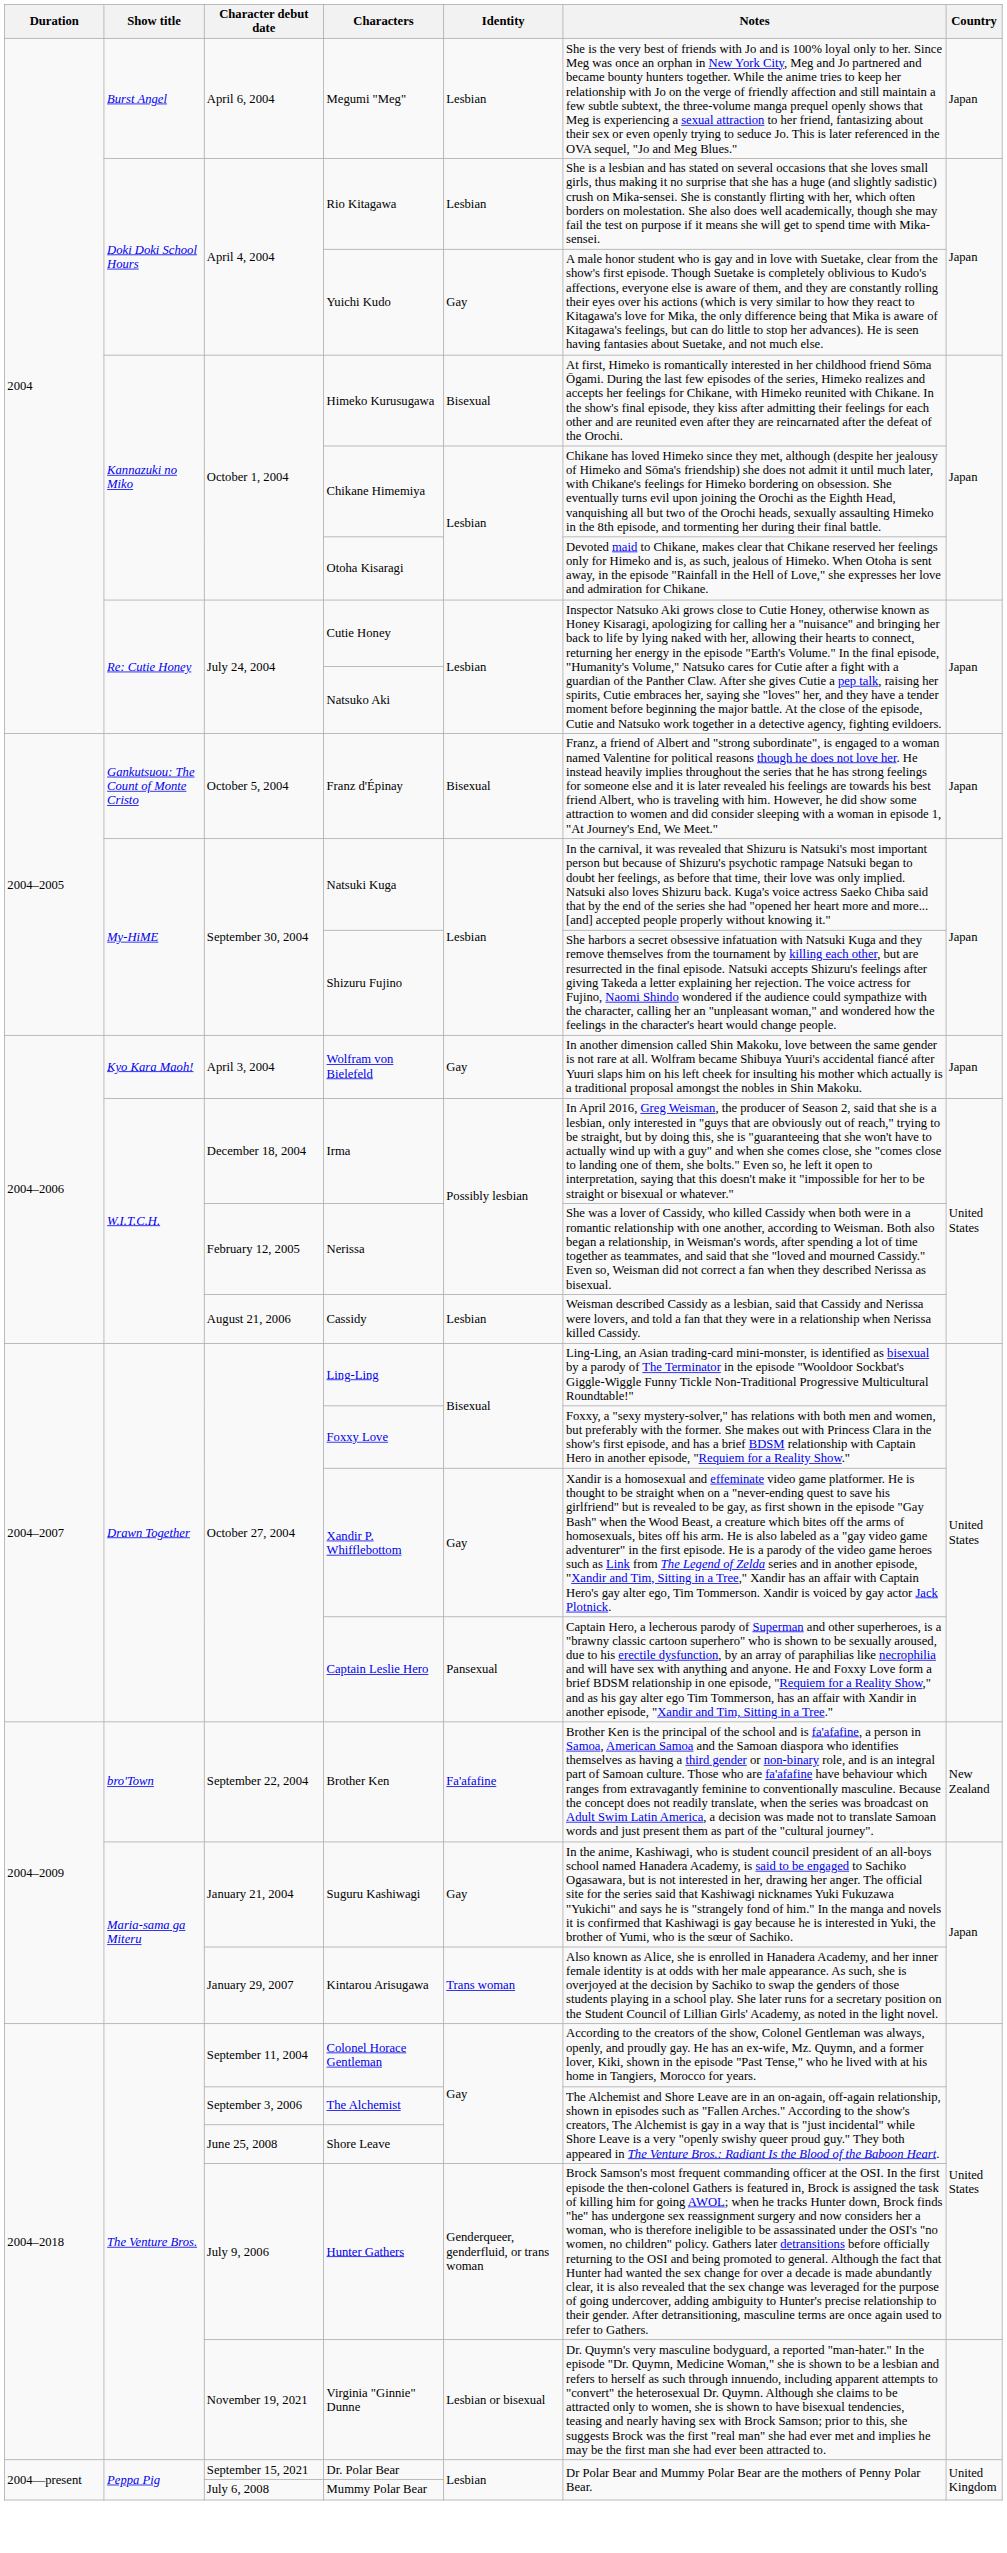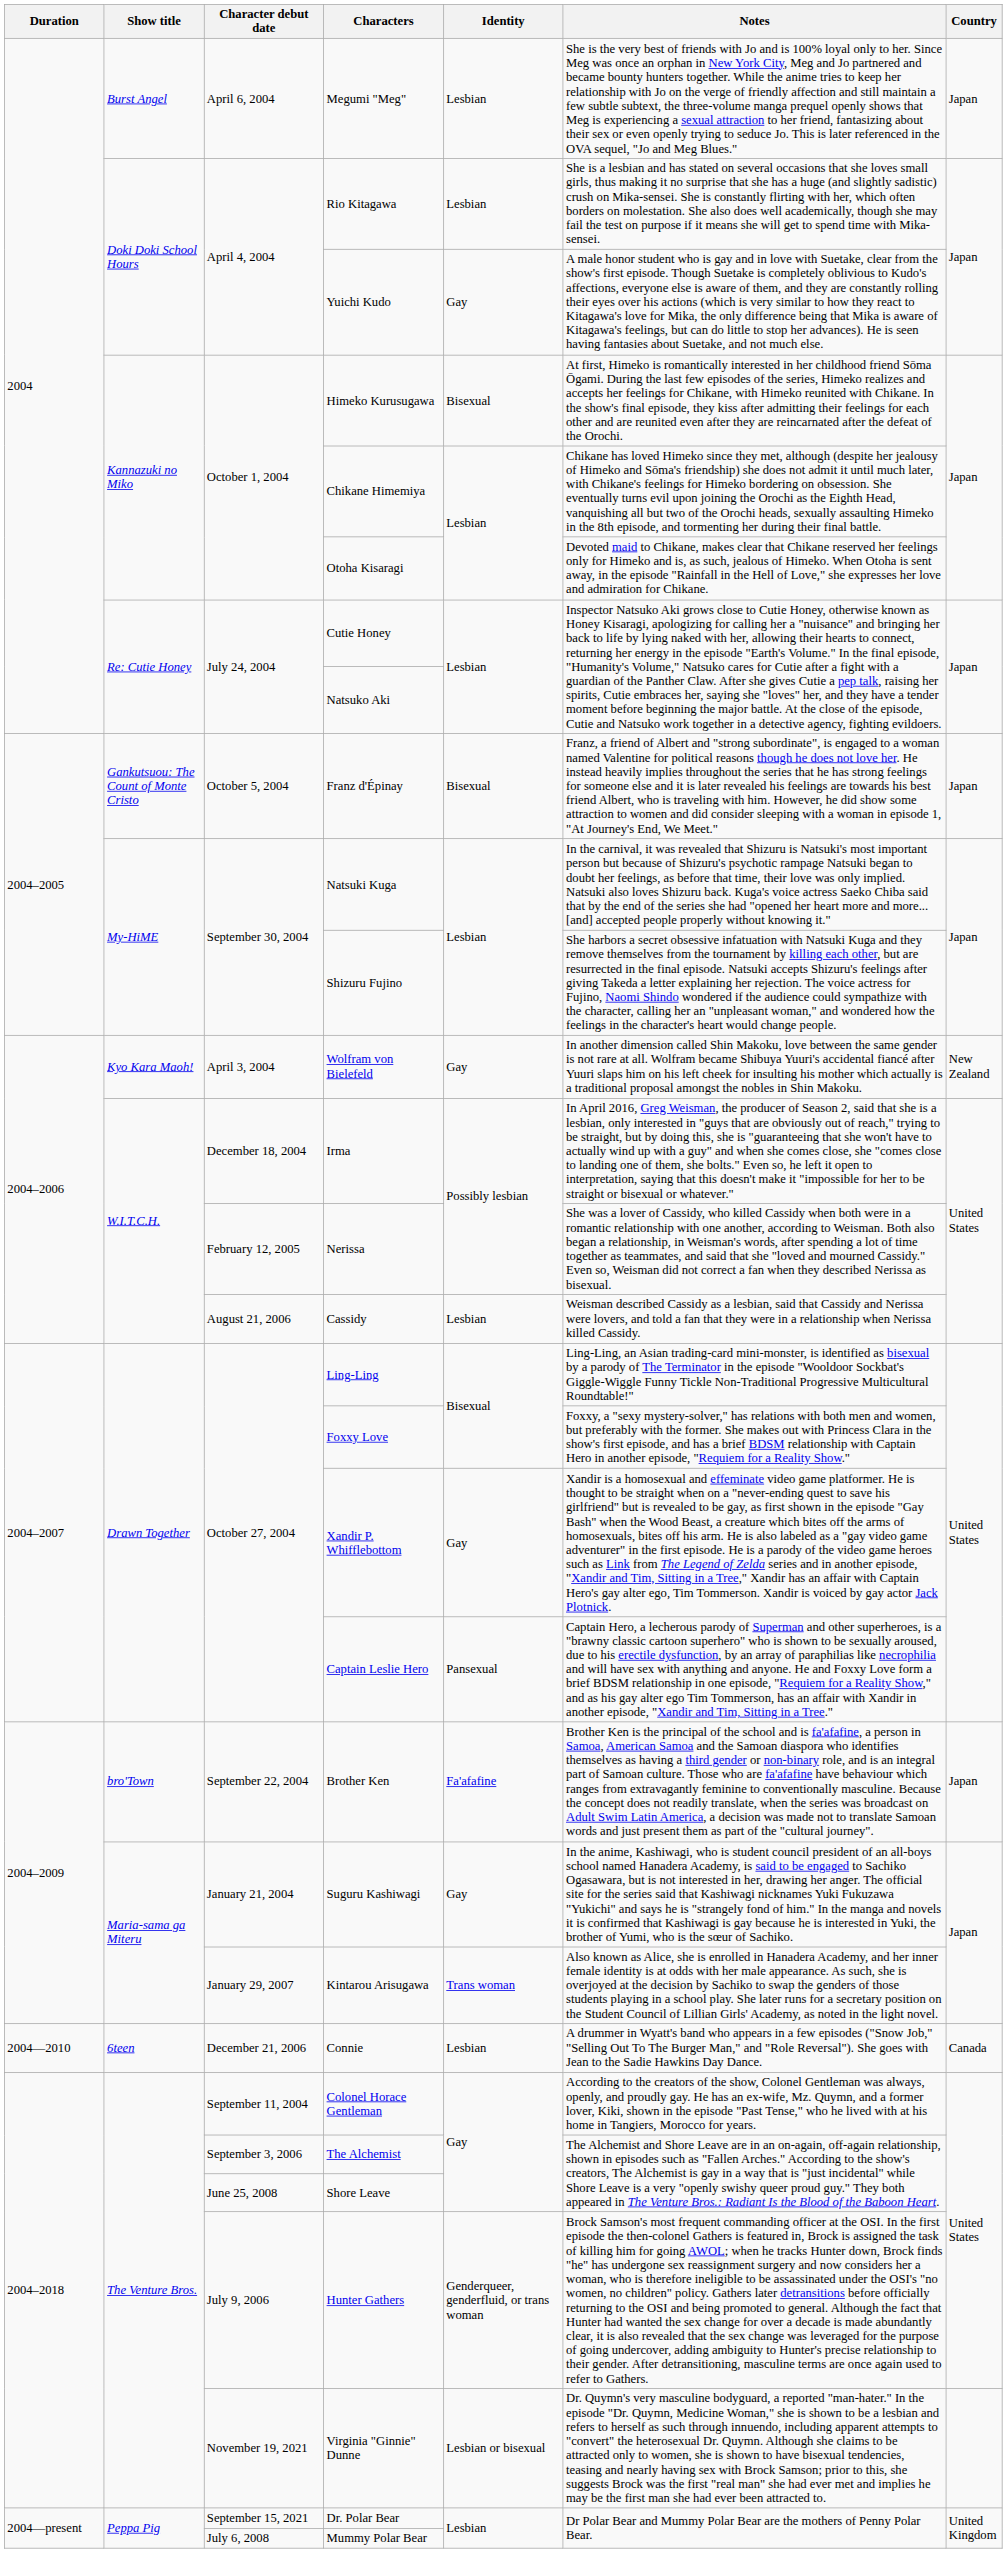(963, 1066) Japan -> (969, 1066) New Zealand
(969, 1781) New Zealand -> (963, 1781) Japan
+ row: (345, 2048)
